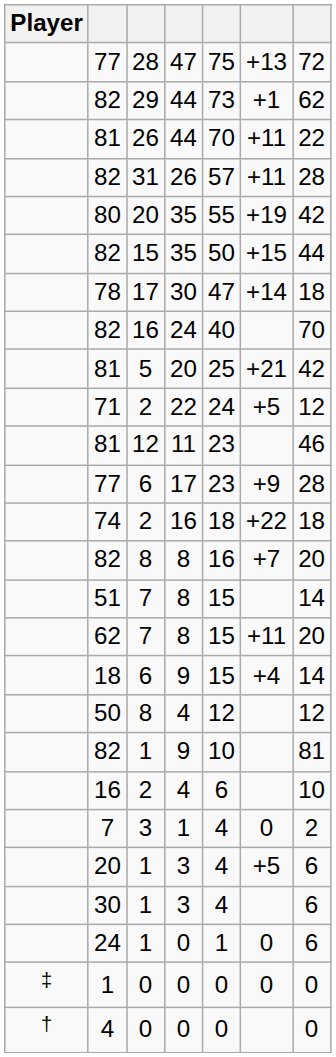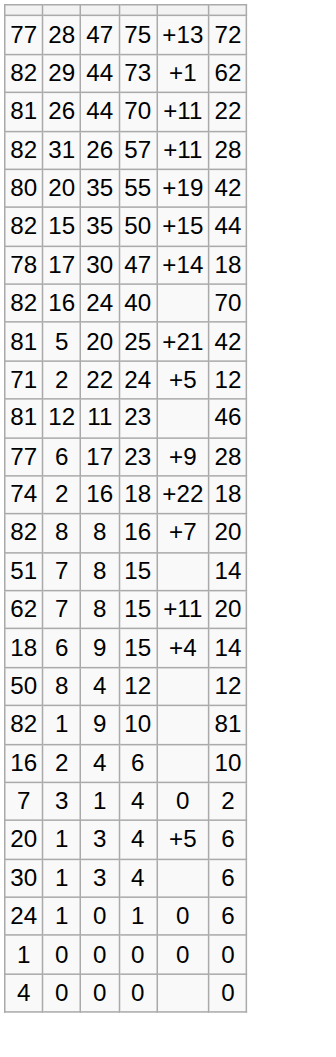- column: (47, 23)
